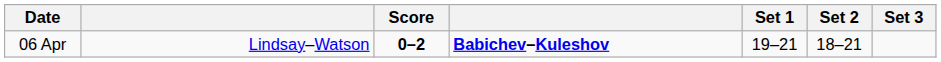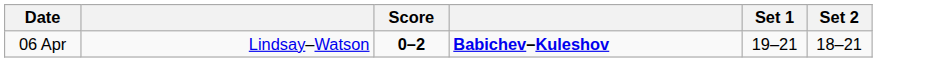- column: (904, 18)
